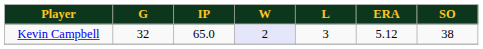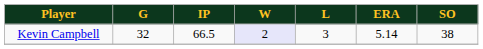(204, 34) 65.0 -> (204, 34) 66.5
(386, 34) 5.12 -> (386, 34) 5.14
